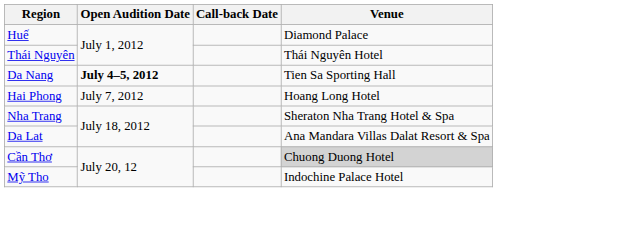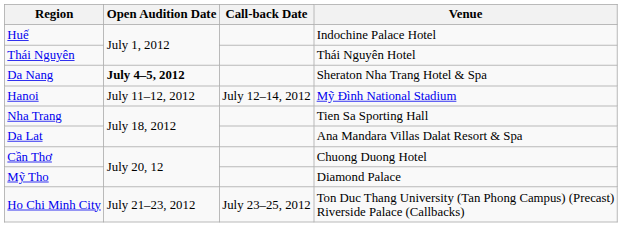(326, 34) Diamond Palace -> (376, 34) Indochine Palace Hotel
(340, 75) Tien Sa Sporting Hall -> (402, 75) Sheraton Nha Trang Hotel & Spa
- row: (35, 95)
+ row: (23, 95)
(369, 116) Sheraton Nha Trang Hotel & Spa -> (372, 116) Tien Sa Sporting Hall
(339, 156) lightgrey background -> (372, 156) no background
(344, 177) Indochine Palace Hotel -> (359, 177) Diamond Palace
+ row: (54, 204)
